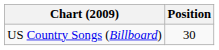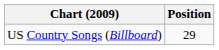(189, 34) 30 -> (189, 34) 29
